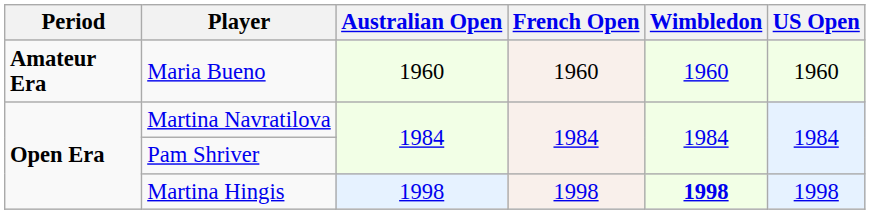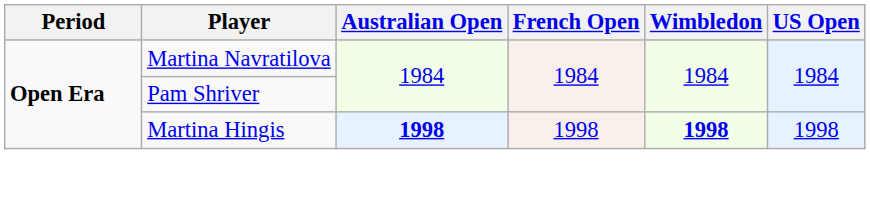- row: (206, 70)
(422, 190) normal -> (422, 129) bold
